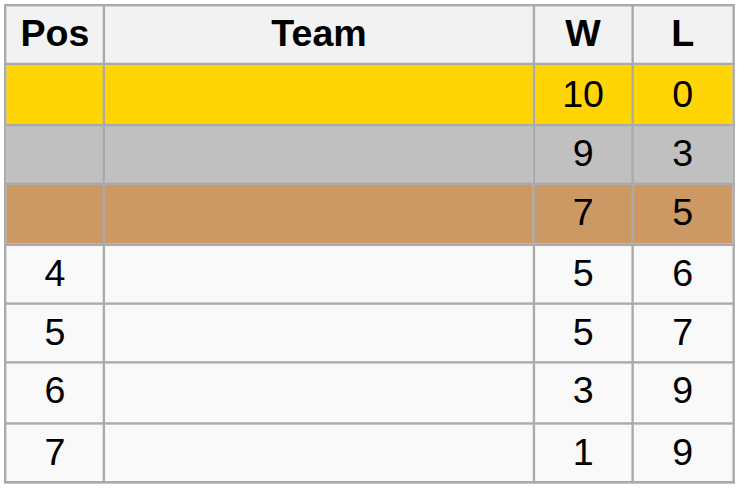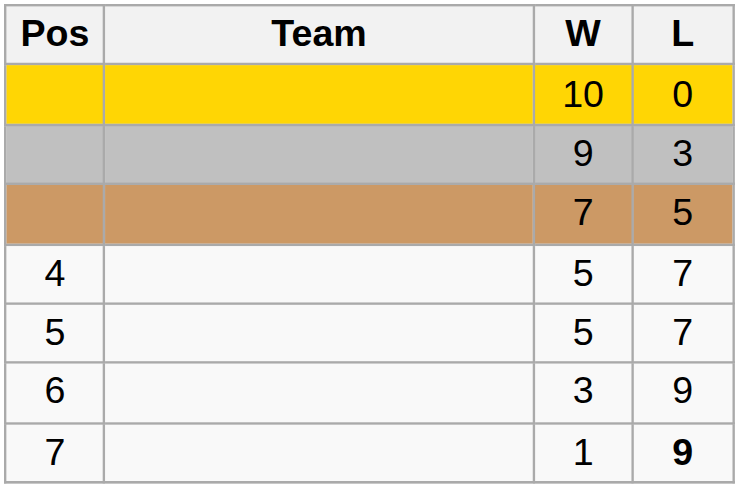(683, 272) 6 -> (683, 272) 7
(683, 451) normal -> (683, 451) bold
